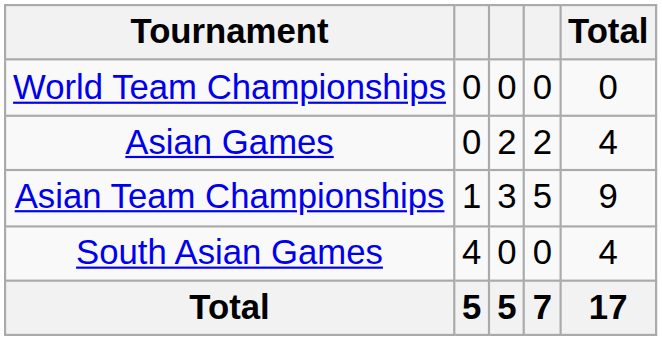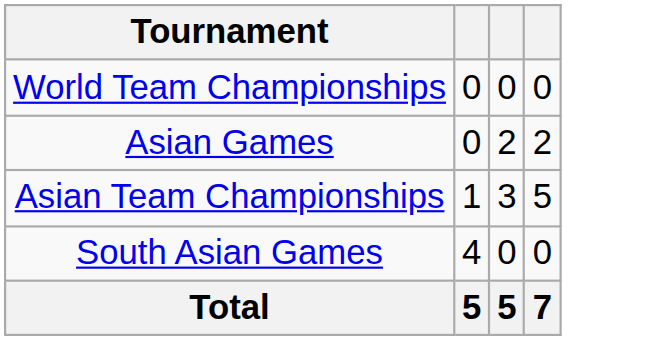- column: (608, 32)
